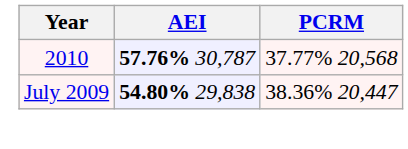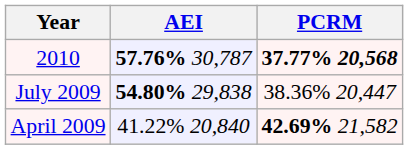(331, 57) normal -> (330, 57) bold
+ row: (58, 126)
